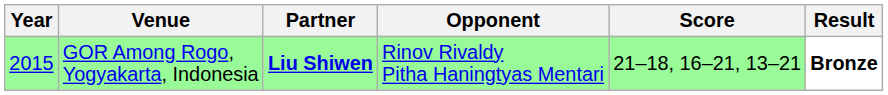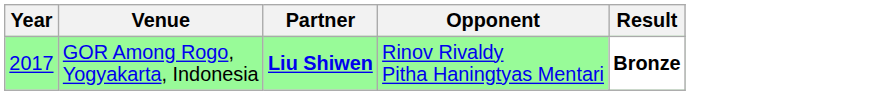- column: (707, 21)
(31, 63) 2015 -> (31, 63) 2017
